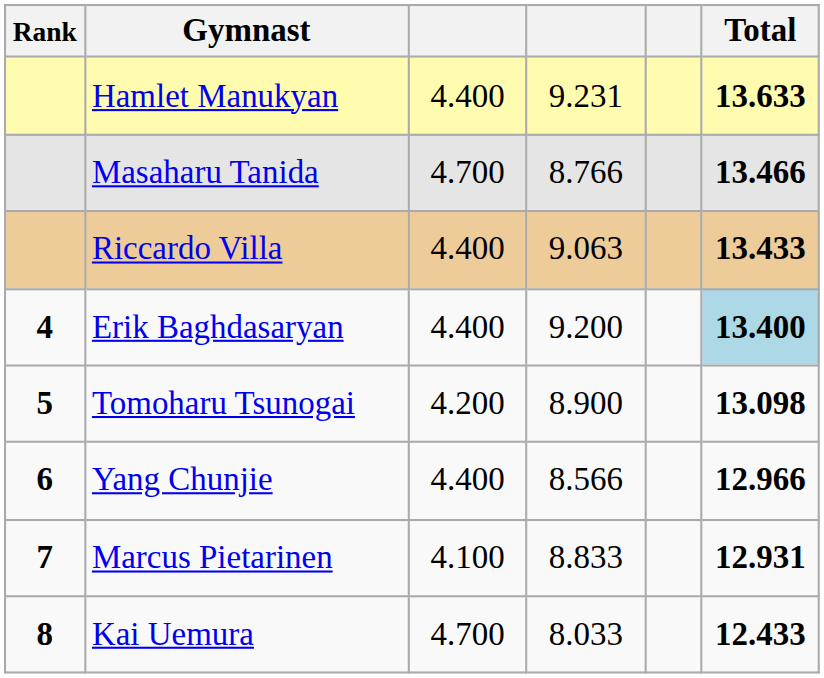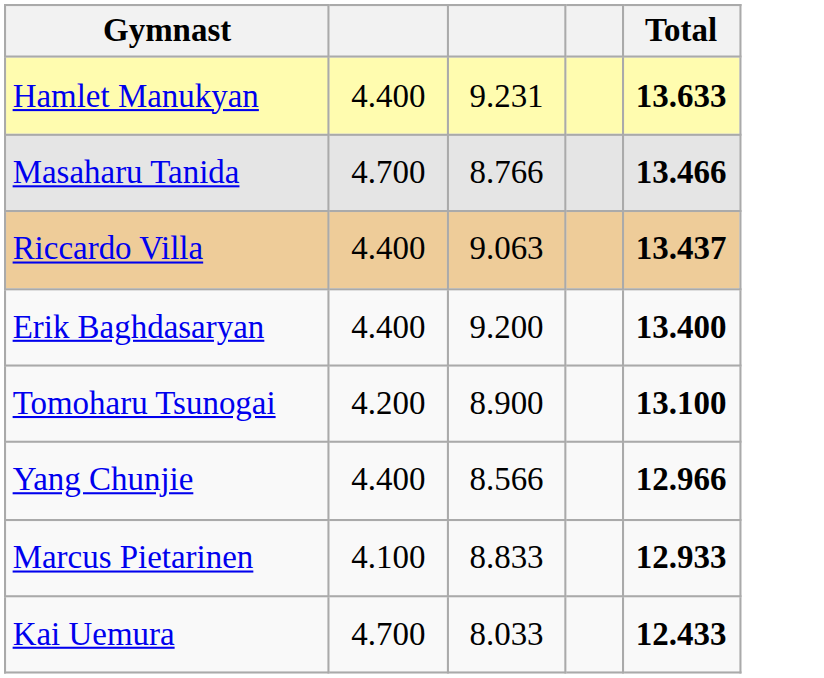- column: (45, 32)
(760, 249) 13.433 -> (681, 249) 13.437
(760, 326) lightblue background -> (681, 326) no background
(760, 403) 13.098 -> (681, 403) 13.100
(760, 557) 12.931 -> (681, 557) 12.933
